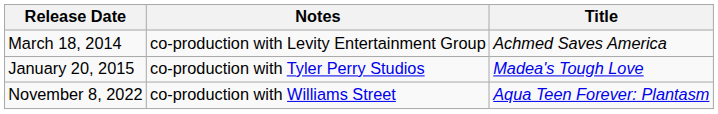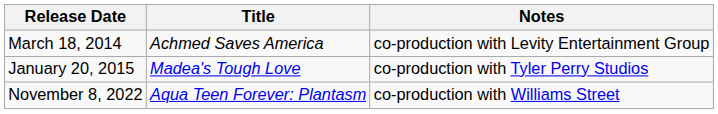columns swapped: (601, 17) <-> (318, 17)
